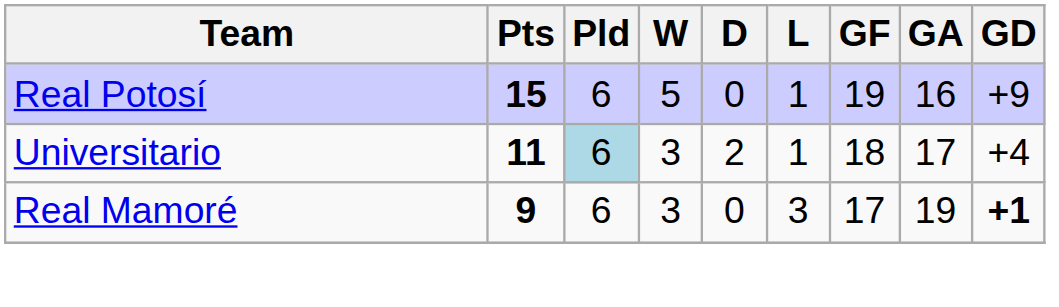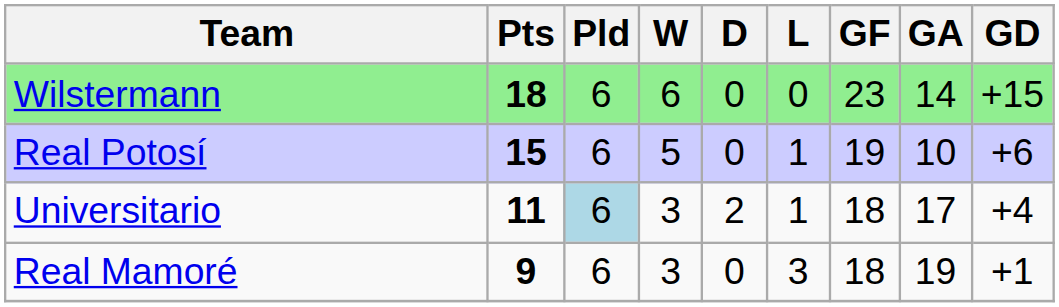+ row: (117, 93)
(936, 93) 16 -> (936, 152) 10
(1009, 93) +9 -> (1012, 152) +6
(865, 211) 17 -> (865, 270) 18
(1009, 211) bold -> (1012, 270) normal
